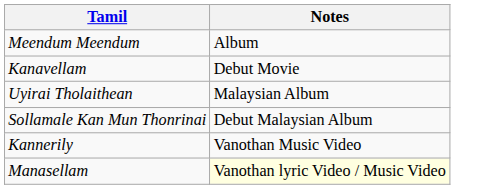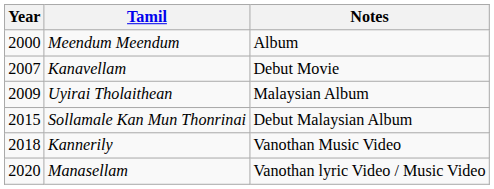+ column: (24, 17)
(330, 171) lightyellow background -> (370, 171) no background
